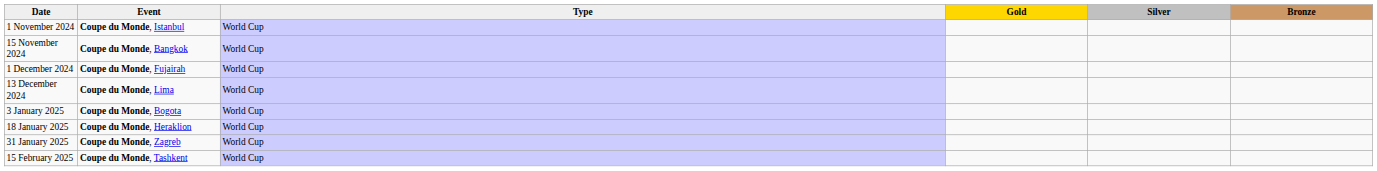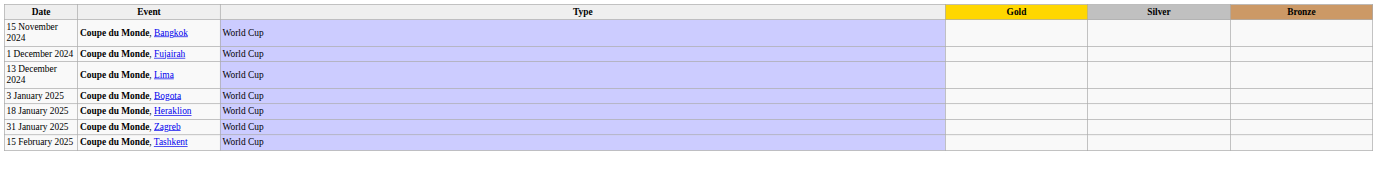- row: (40, 27)
